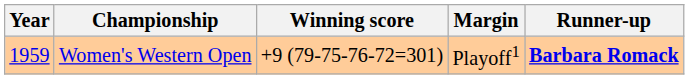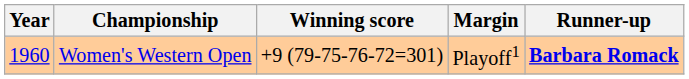(29, 55) 1959 -> (29, 55) 1960
